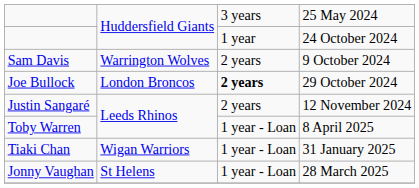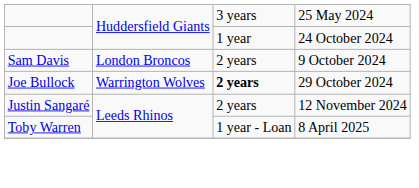(155, 60) Warrington Wolves -> (143, 60) London Broncos
(147, 82) London Broncos -> (150, 82) Warrington Wolves
- row: (39, 149)
- row: (51, 171)
